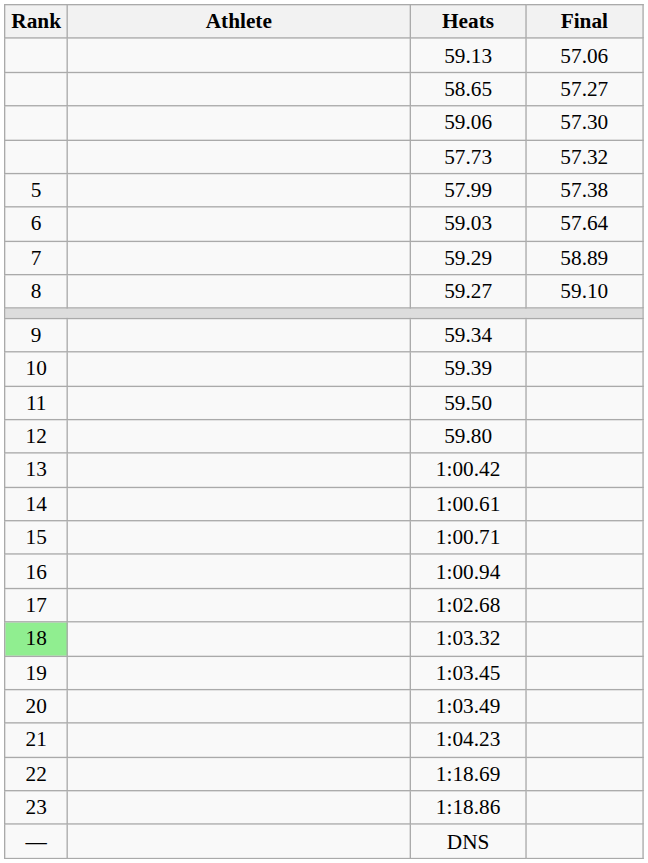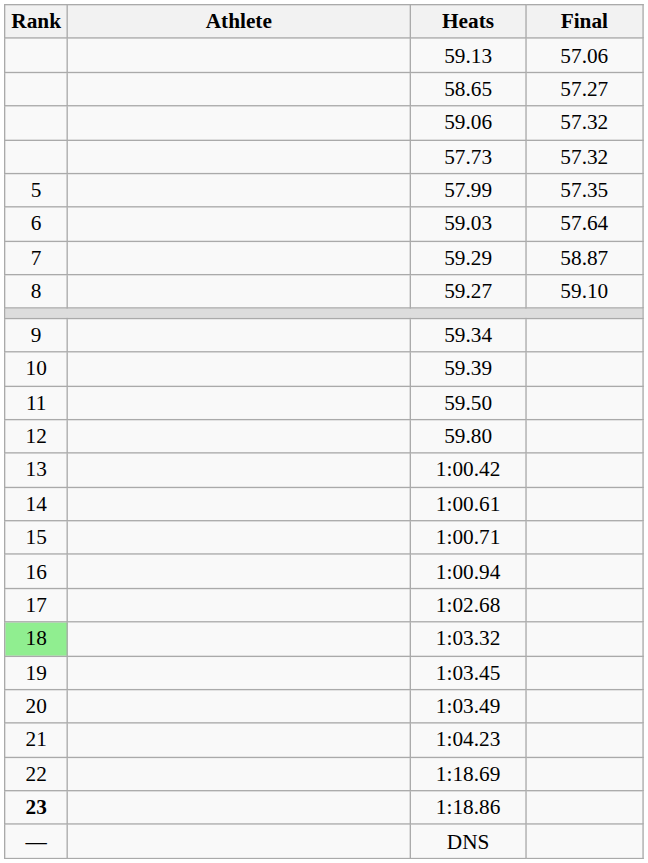(584, 122) 57.30 -> (584, 122) 57.32
(584, 190) 57.38 -> (584, 190) 57.35
(584, 257) 58.89 -> (584, 257) 58.87
(36, 807) normal -> (36, 807) bold
